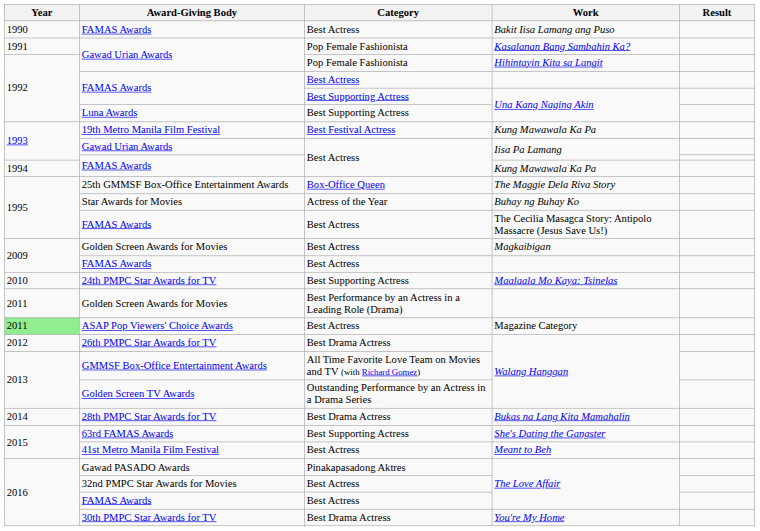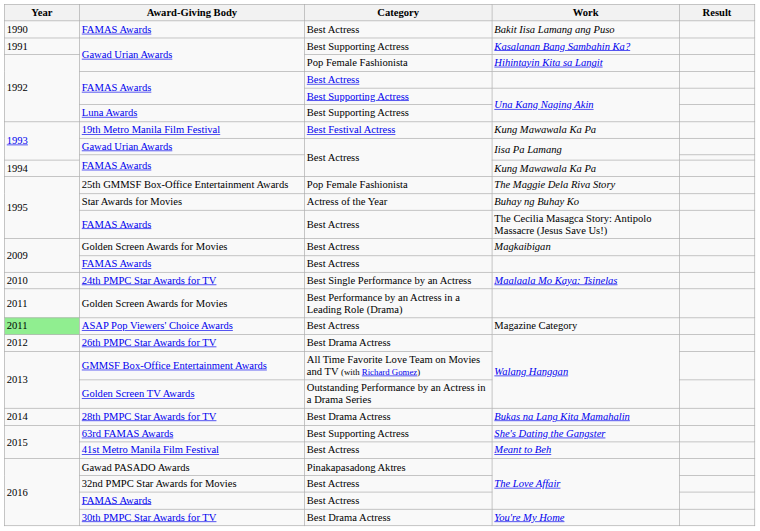(357, 46) Pop Female Fashionista -> (358, 46) Best Supporting Actress
(346, 185) Box-Office Queen -> (357, 185) Pop Female Fashionista
(358, 280) Best Supporting Actress -> (389, 280) Best Single Performance by an Actress
